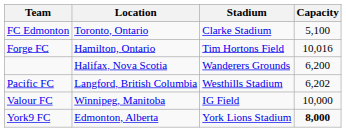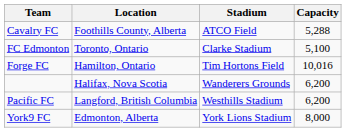+ row: (32, 30)
(318, 83) 6,202 -> (318, 100) 6,200
- row: (30, 100)
(318, 118) bold -> (318, 118) normal
